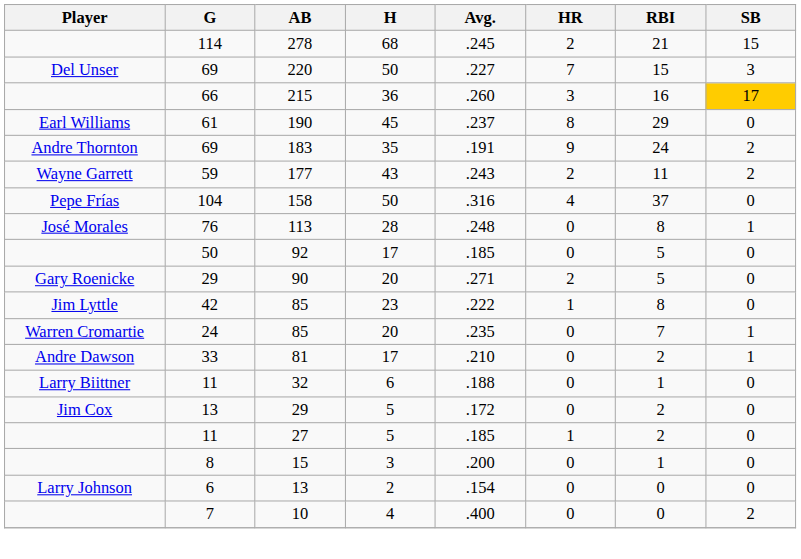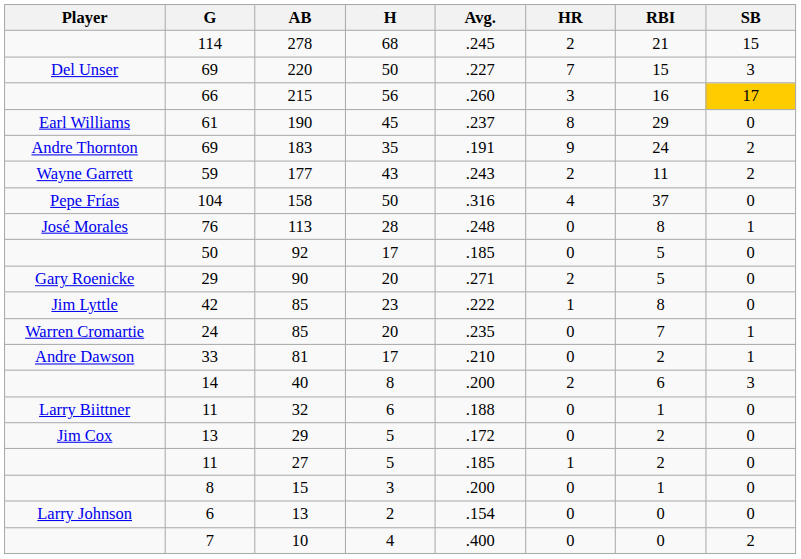(390, 95) 36 -> (390, 95) 56
+ row: (210, 383)
